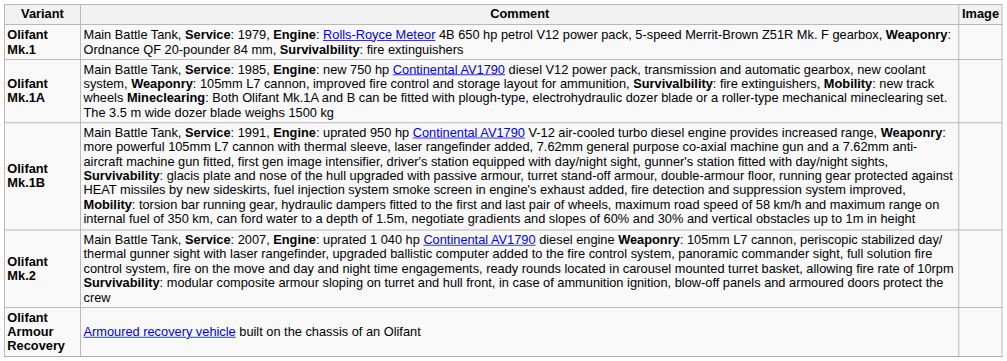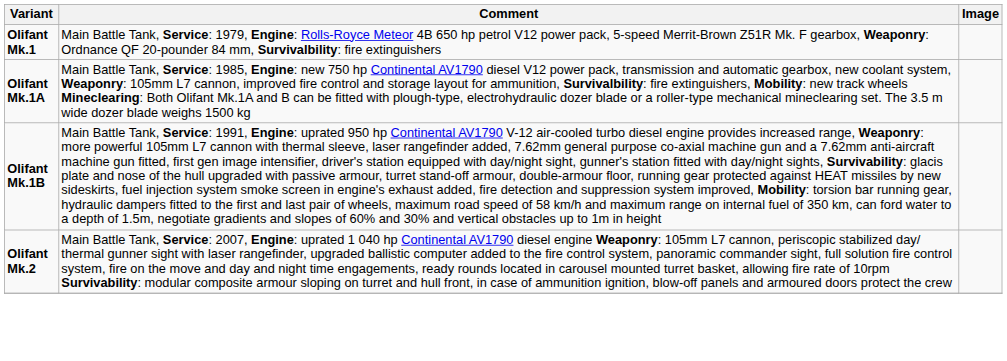- row: (36, 332)
